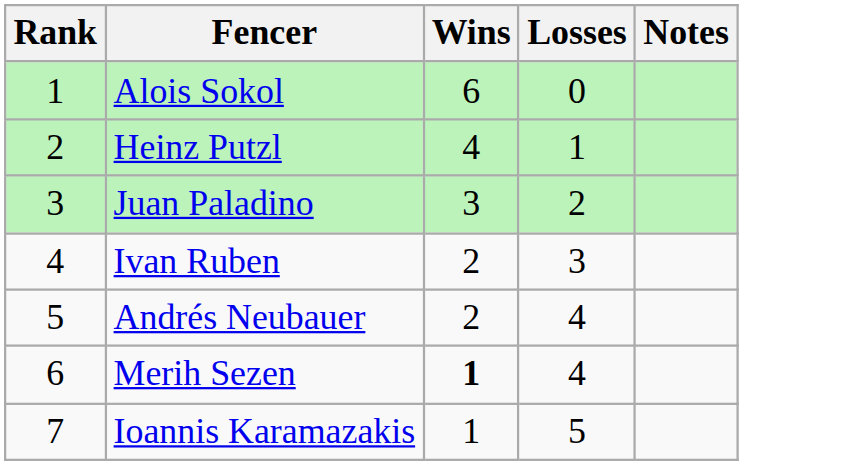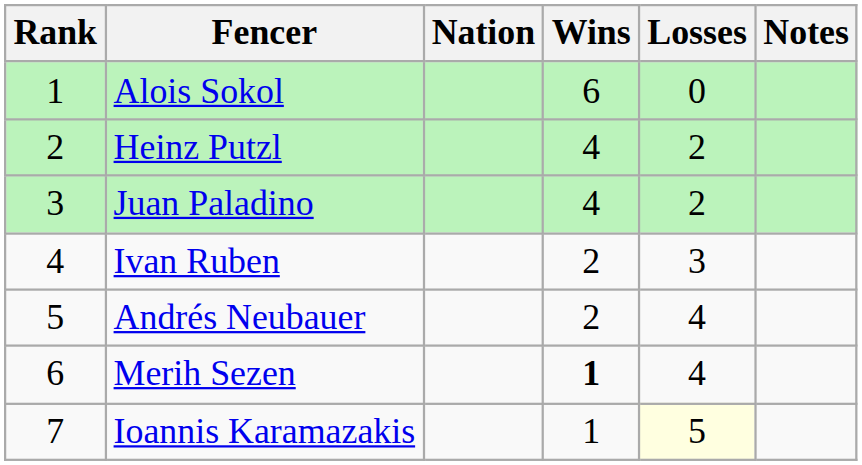+ column: (483, 32)
(577, 146) 1 -> (697, 146) 2
(471, 203) 3 -> (591, 203) 4
(577, 430) no background -> (697, 430) lightyellow background
